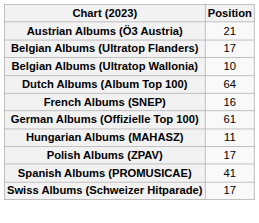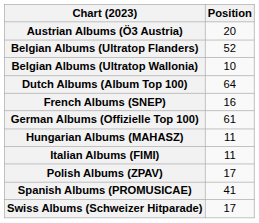(230, 31) 21 -> (230, 31) 20
(230, 48) 17 -> (230, 48) 52
+ row: (105, 155)
